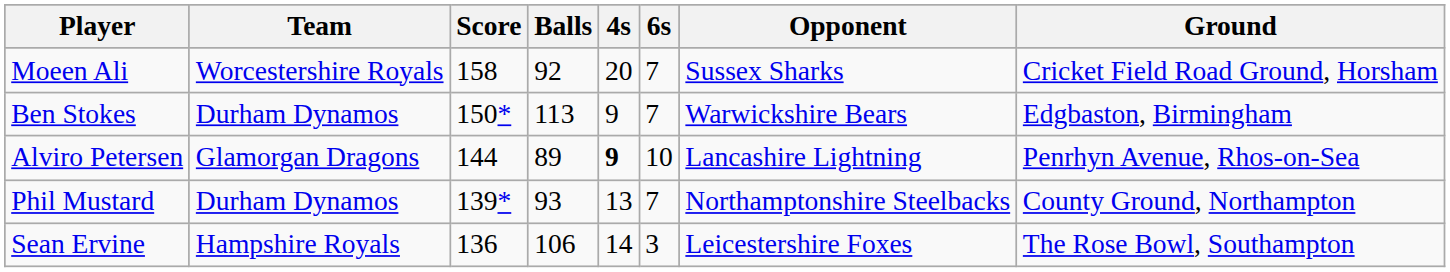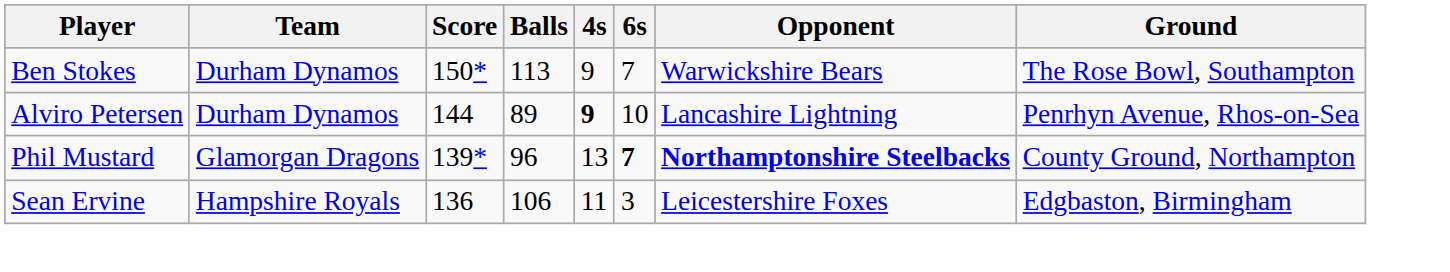- row: (70, 69)
(1157, 113) Edgbaston, Birmingham -> (1189, 69) The Rose Bowl, Southampton
(308, 157) Glamorgan Dragons -> (297, 113) Durham Dynamos
(297, 200) Durham Dynamos -> (308, 157) Glamorgan Dragons
(548, 200) 93 -> (524, 157) 96
(652, 200) normal -> (628, 157) bold
(848, 200) normal -> (836, 157) bold
(619, 244) 14 -> (594, 200) 11
(1189, 244) The Rose Bowl, Southampton -> (1157, 200) Edgbaston, Birmingham
